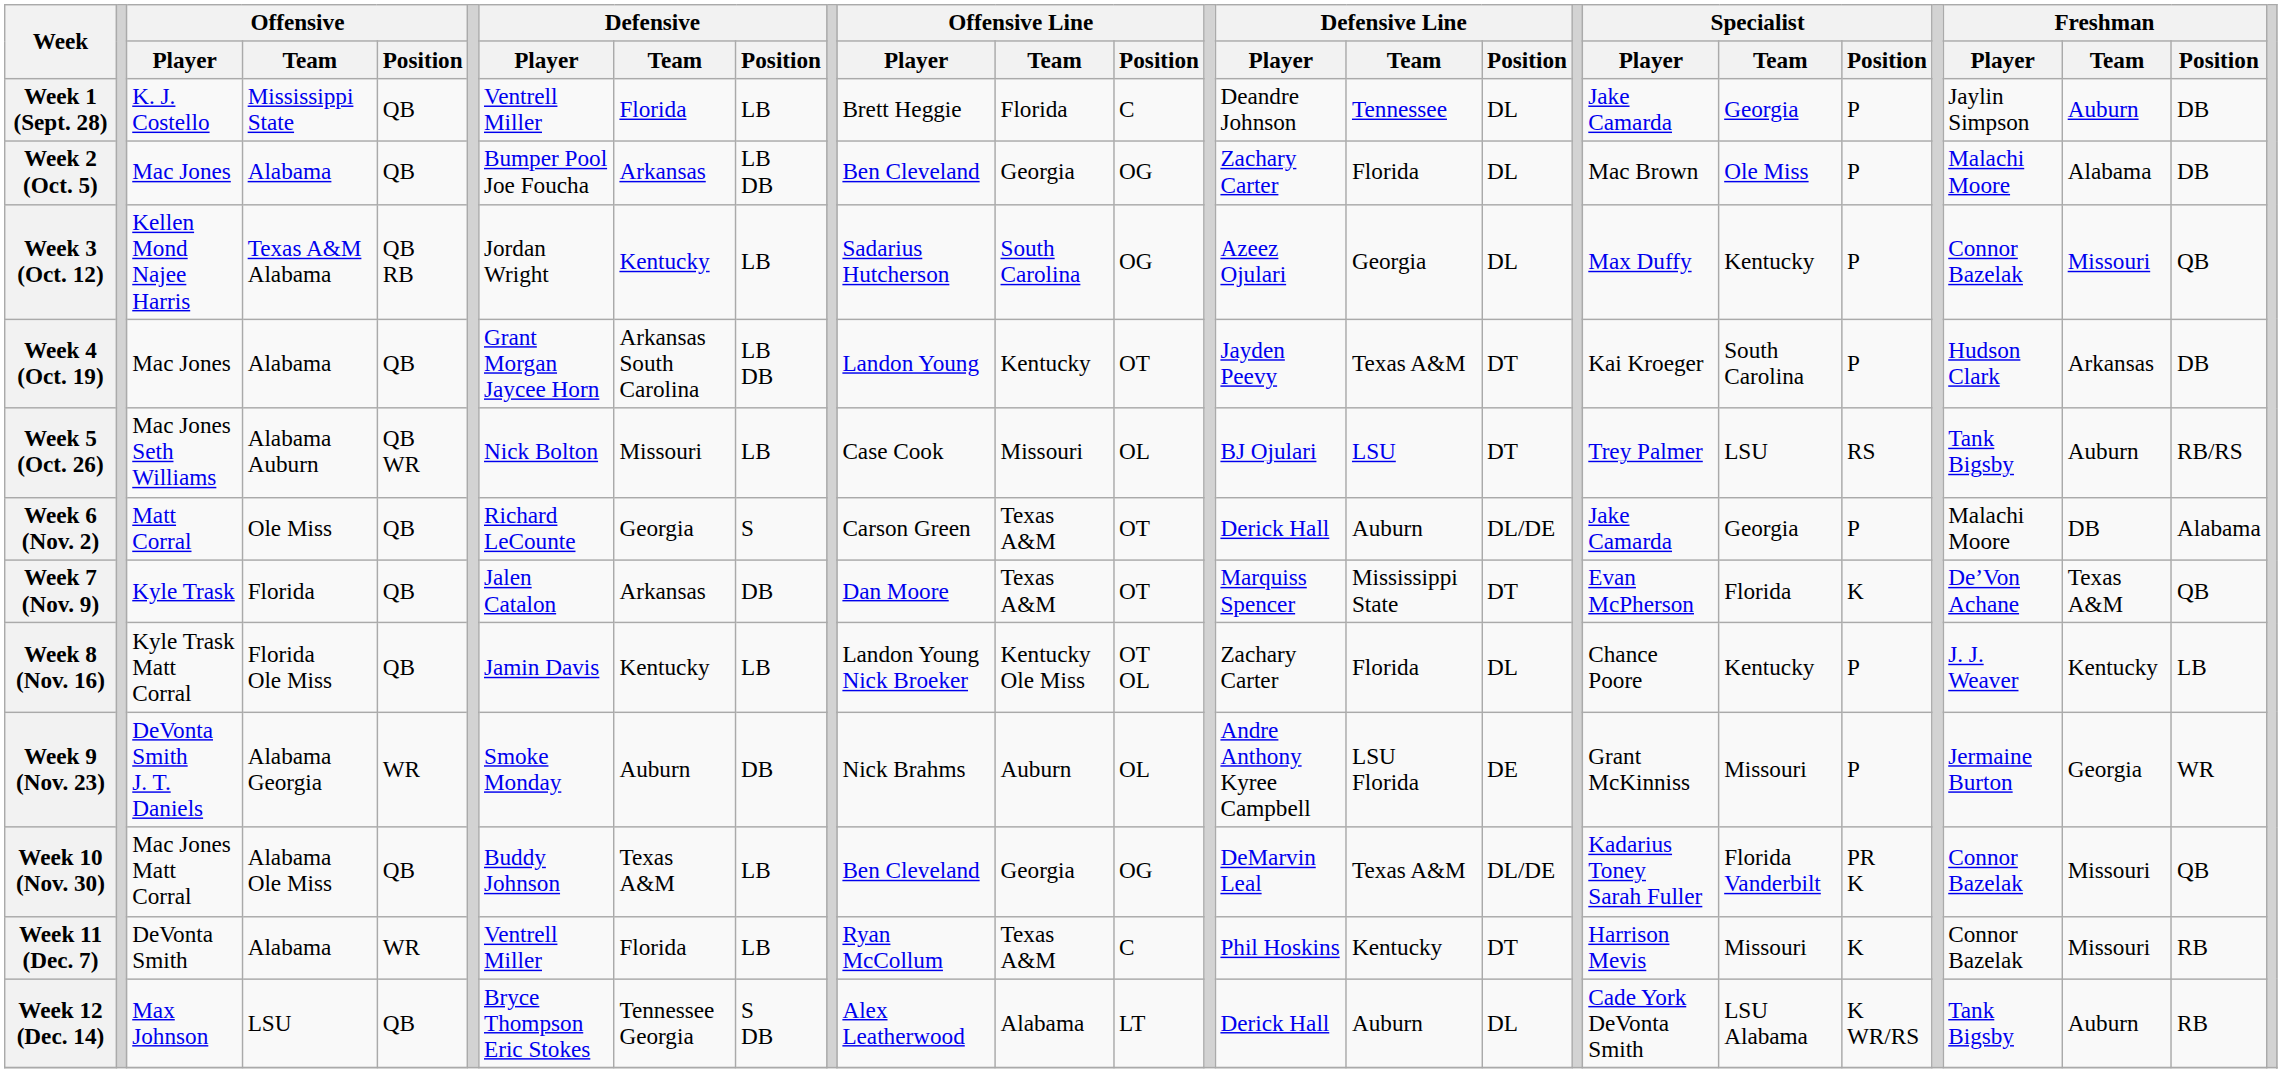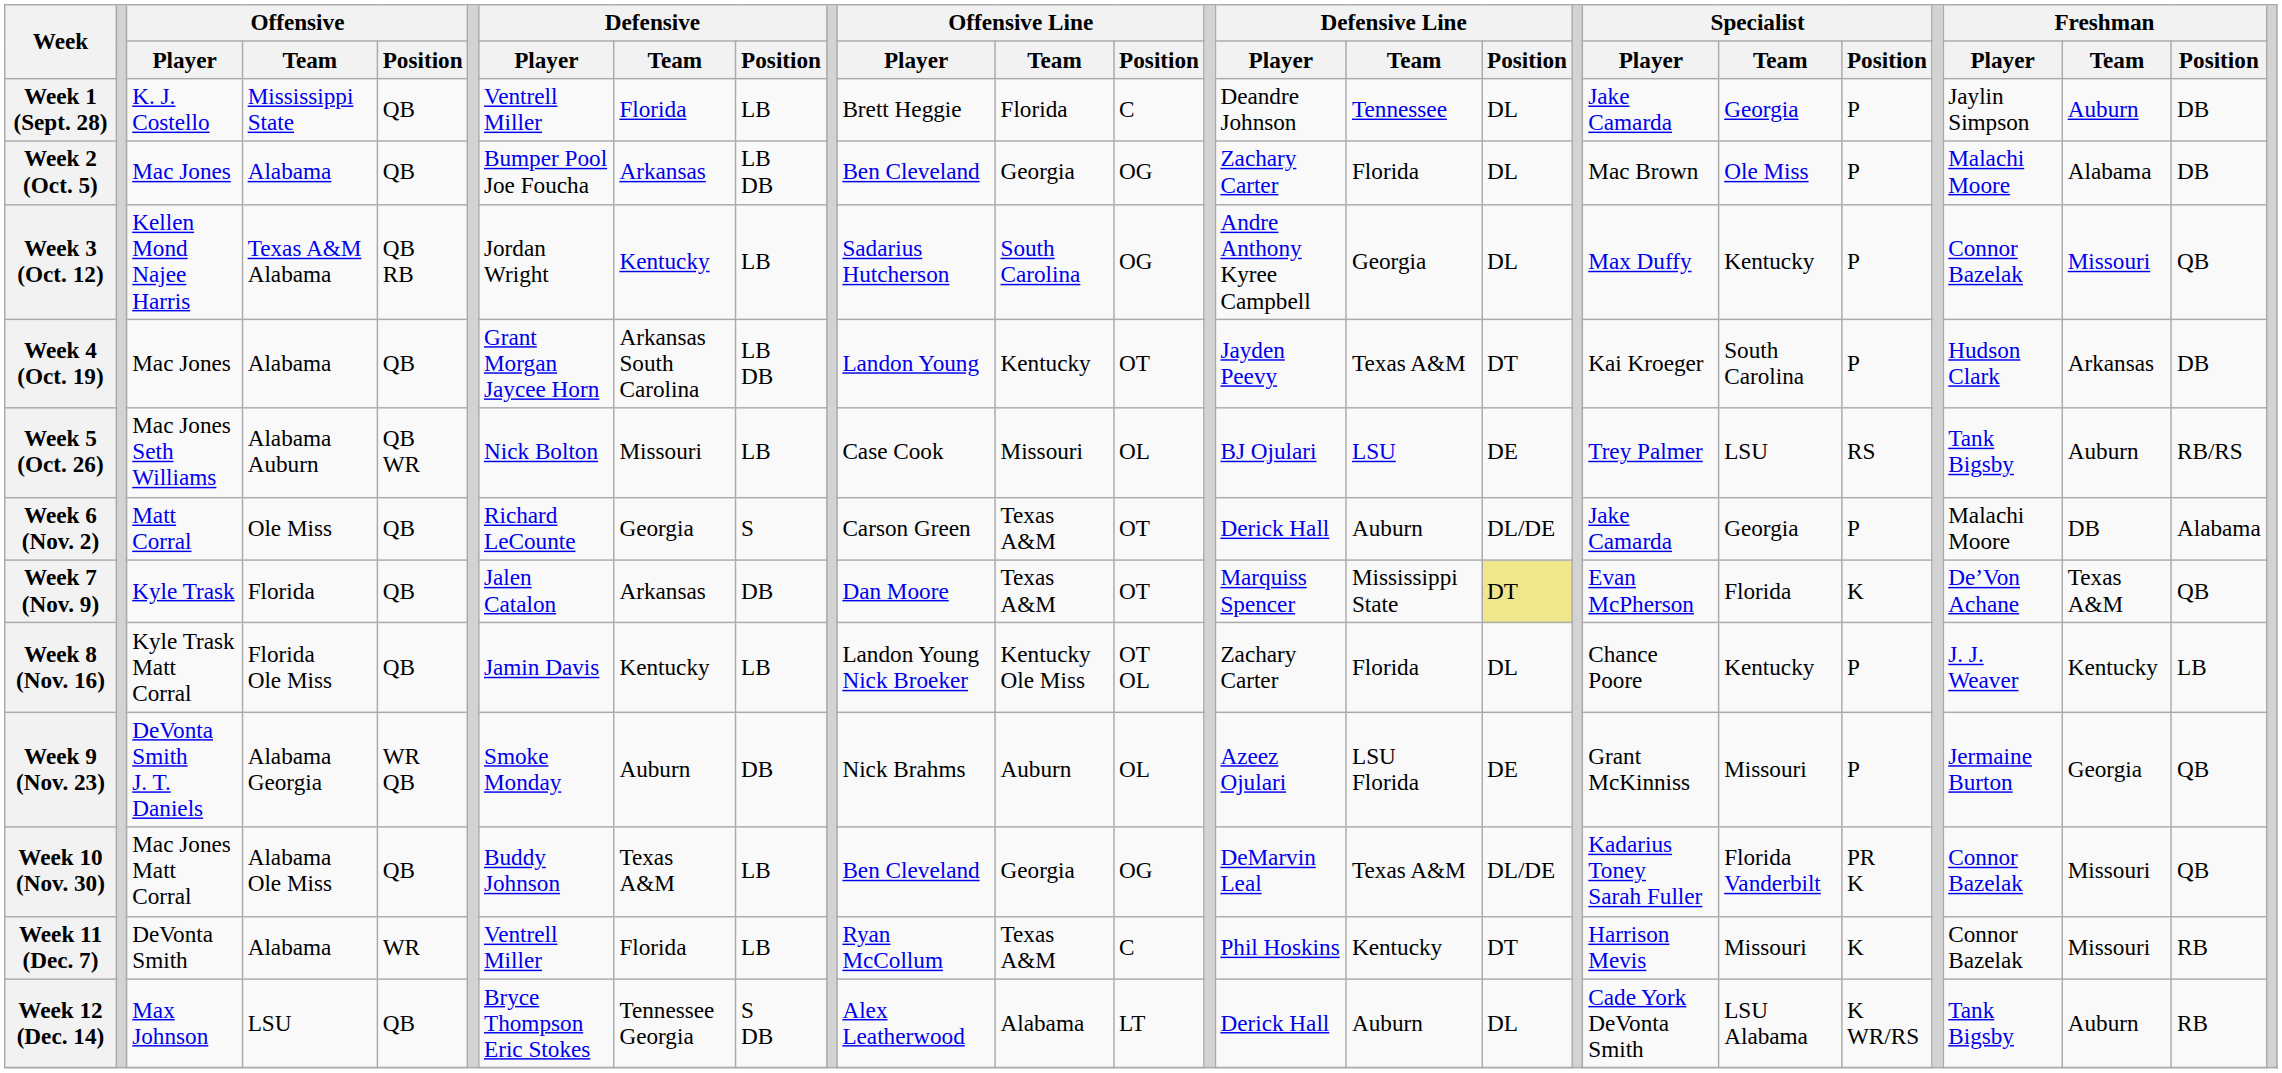(1253, 261) Azeez Ojulari -> (1266, 261) Andre Anthony Kyree Campbell
(1502, 452) DT -> (1502, 452) DE
(1502, 591) no background -> (1502, 591) khaki background
(401, 769) WR -> (401, 769) WR QB
(1266, 769) Andre Anthony Kyree Campbell -> (1253, 769) Azeez Ojulari
(2196, 769) WR -> (2193, 769) QB
